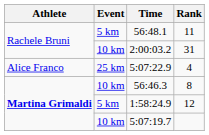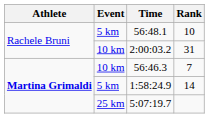(189, 31) 11 -> (189, 31) 10
- row: (150, 68)
(189, 86) 8 -> (189, 68) 7
(189, 104) 12 -> (189, 86) 14
(111, 122) 10 km -> (111, 104) 25 km
